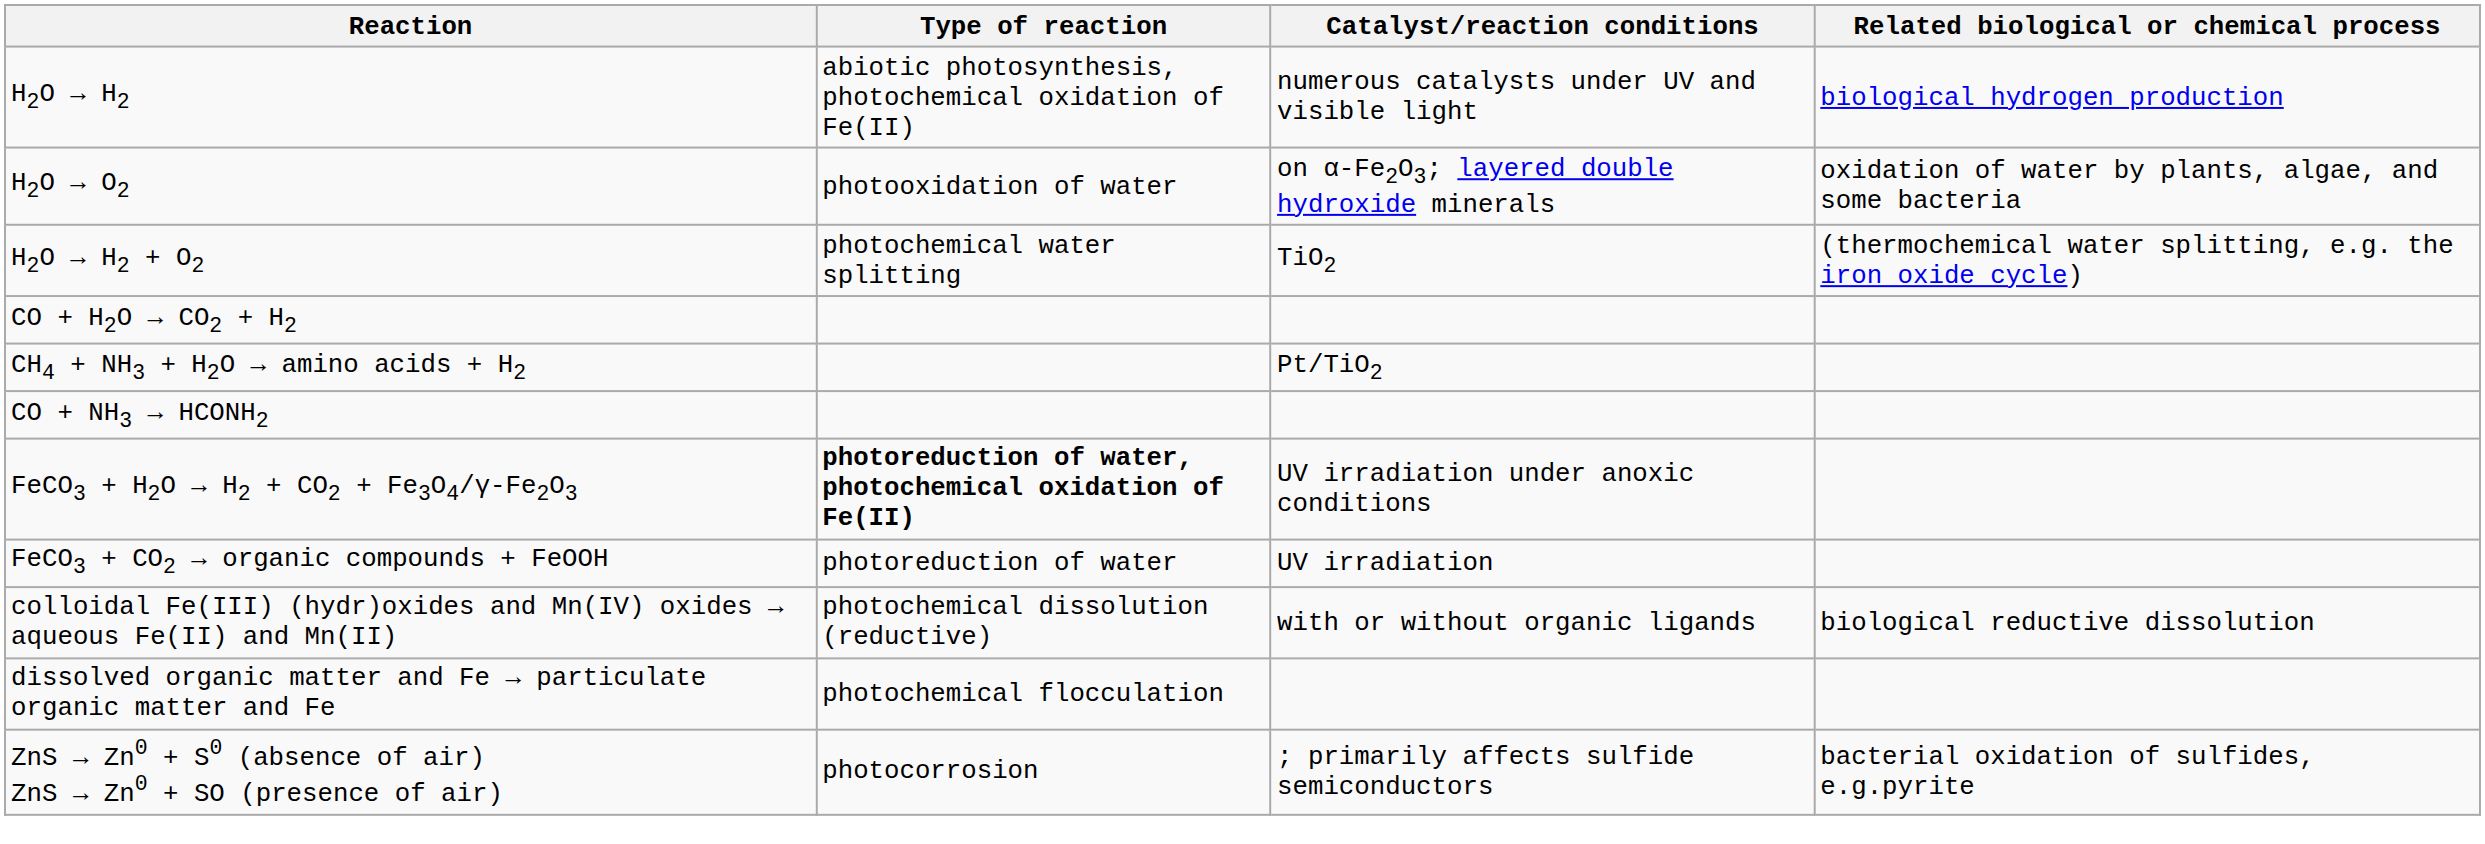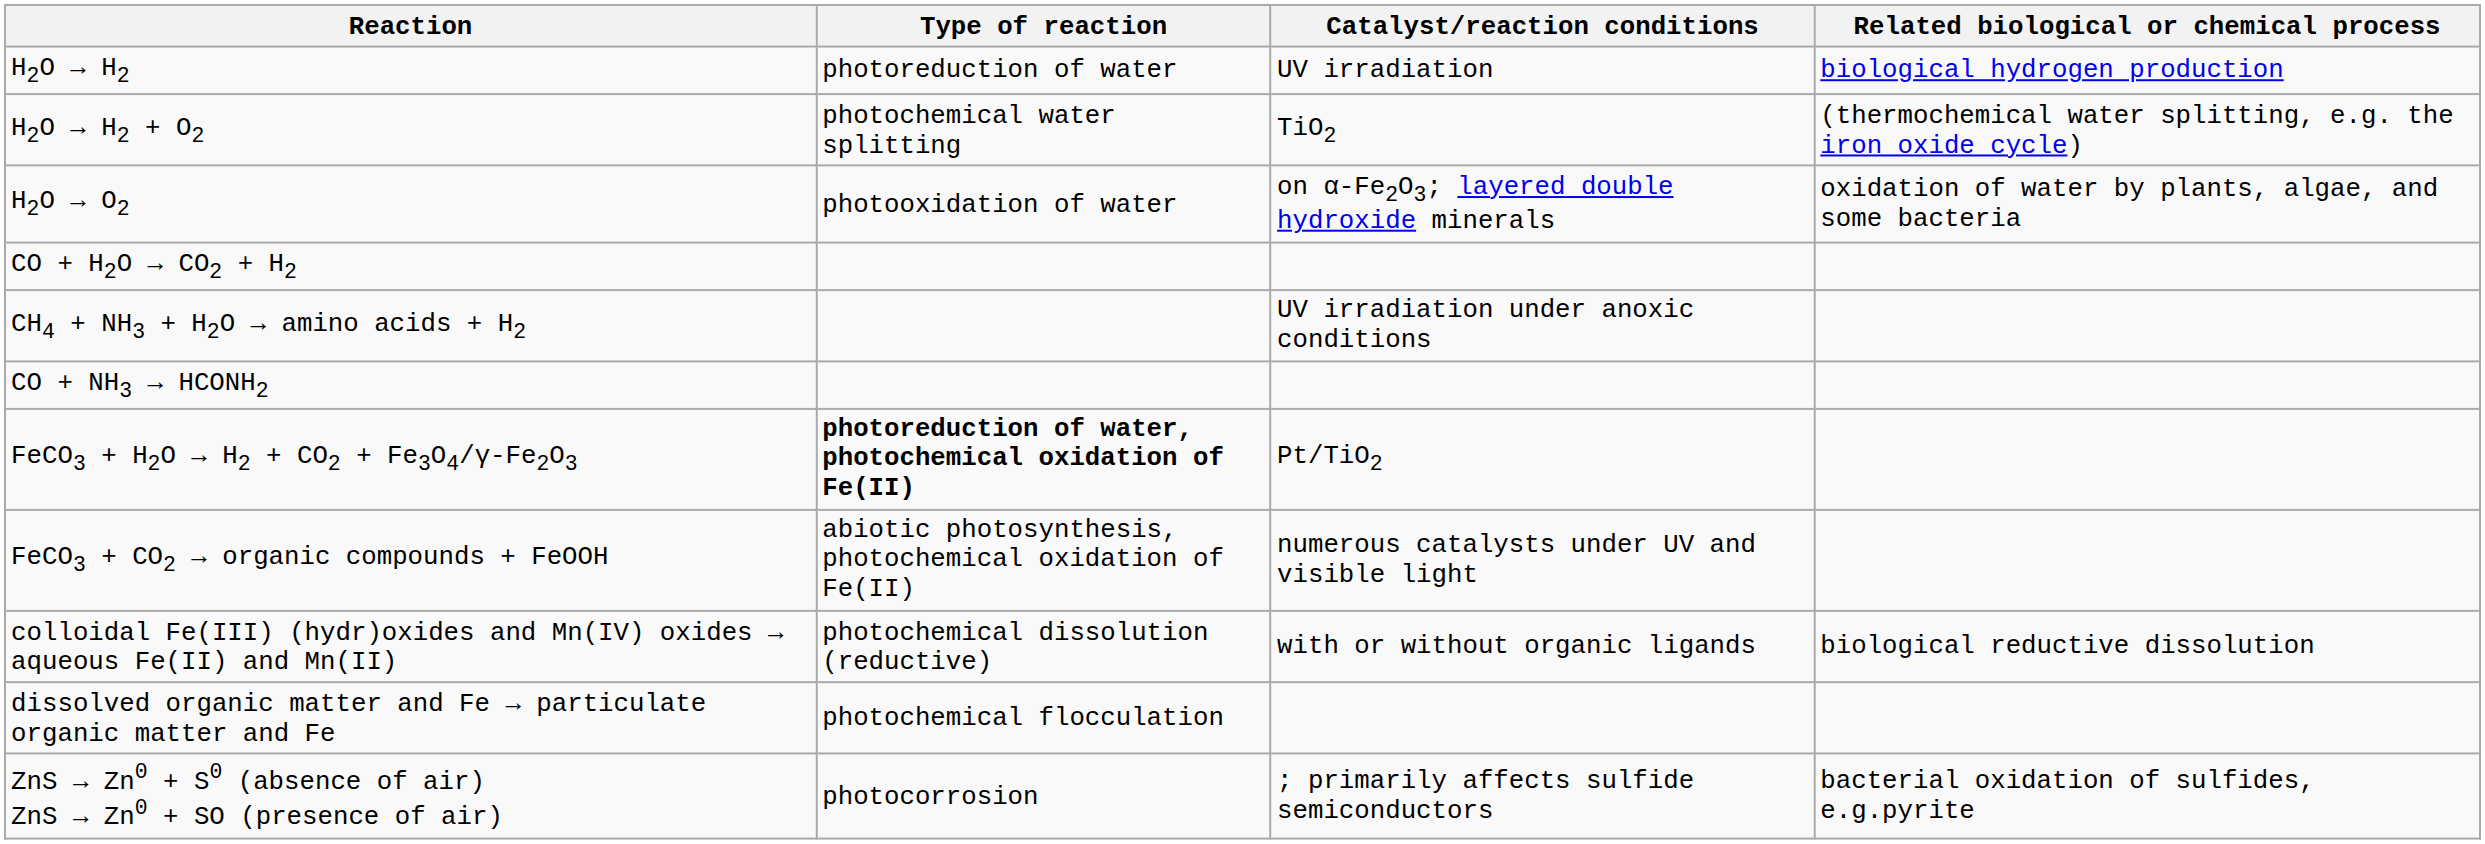(1023, 98) abiotic photosynthesis, photochemical oxidation of Fe(II) -> (1000, 70) photoreduction of water
(1517, 98) numerous catalysts under UV and visible light -> (1385, 70) UV irradiation
rows swapped: (70, 187) <-> (108, 261)
(1330, 367) Pt/TiO2 -> (1486, 325) UV irradiation under anoxic conditions
(1486, 489) UV irradiation under anoxic conditions -> (1330, 459) Pt/TiO2
(1000, 563) photoreduction of water -> (1023, 560) abiotic photosynthesis, photochemical oxidation of Fe(II)
(1385, 563) UV irradiation -> (1517, 560) numerous catalysts under UV and visible light
